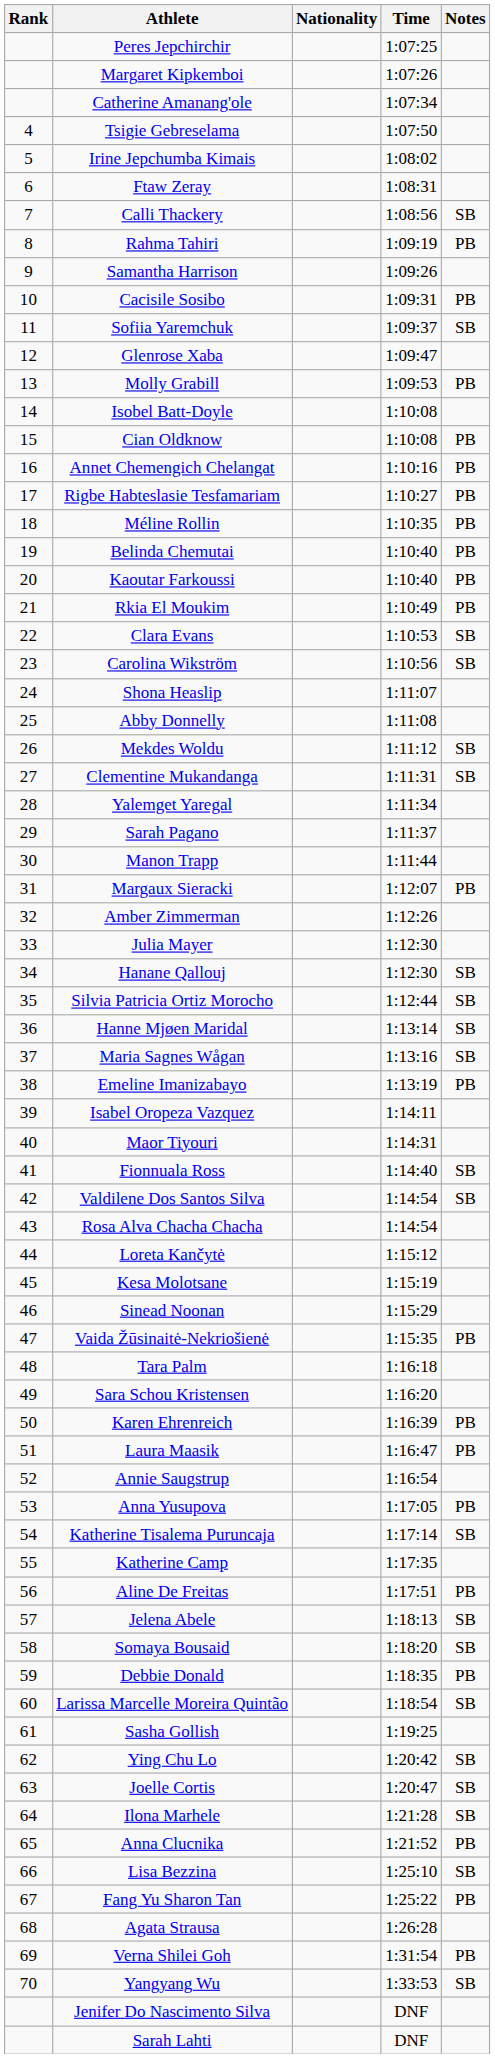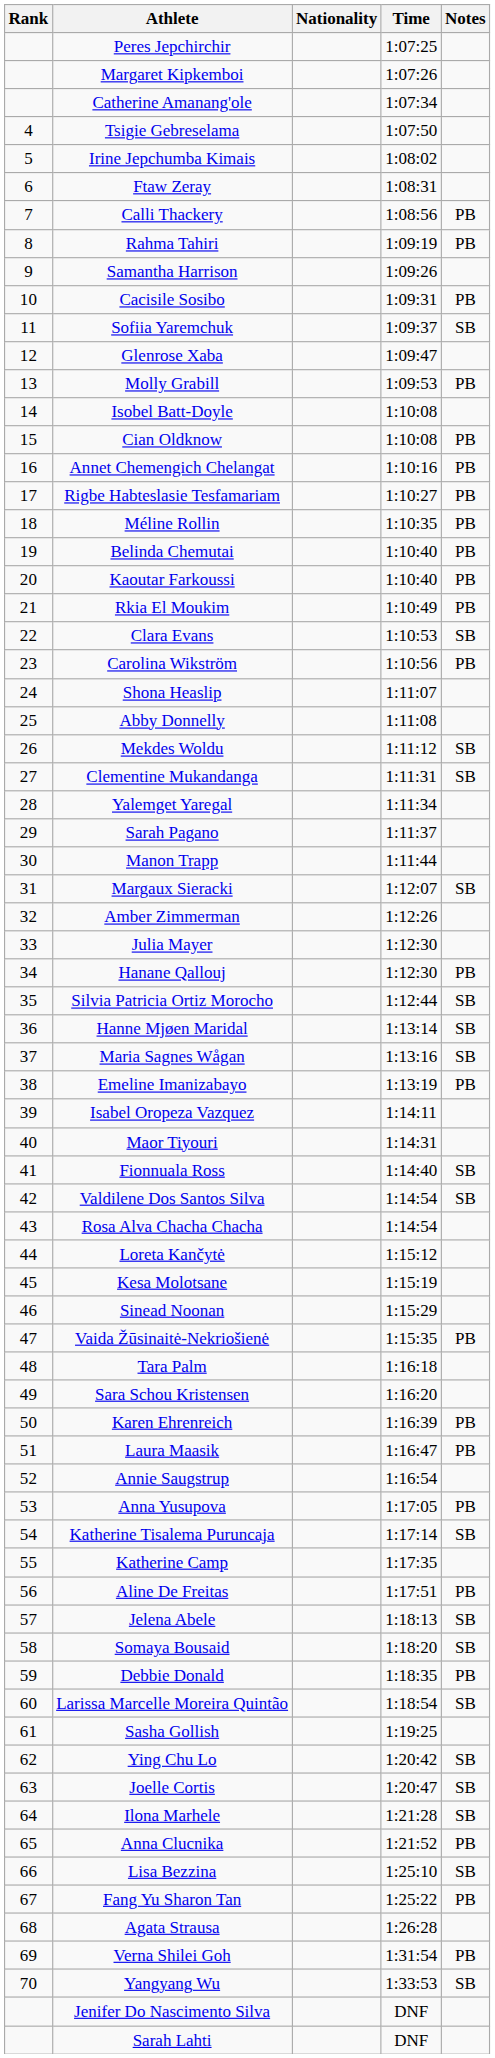(465, 215) SB -> (465, 215) PB
(465, 664) SB -> (465, 664) PB
(465, 888) PB -> (465, 888) SB
(465, 973) SB -> (465, 973) PB
